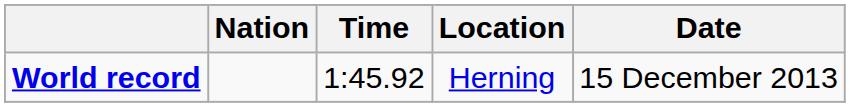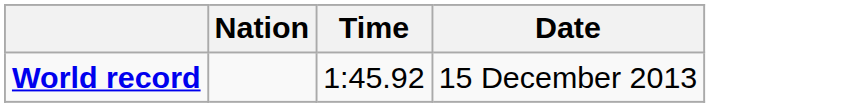- column: (502, 28)
